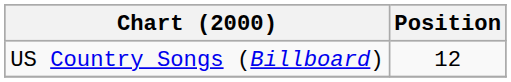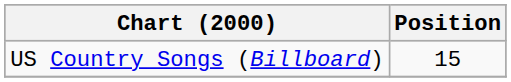(448, 59) 12 -> (448, 59) 15
